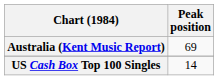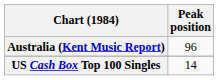(191, 46) 69 -> (191, 46) 96
